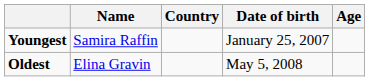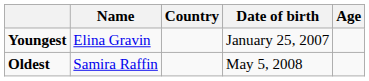(116, 40) Samira Raffin -> (112, 40) Elina Gravin
(112, 64) Elina Gravin -> (116, 64) Samira Raffin
